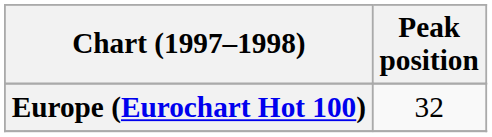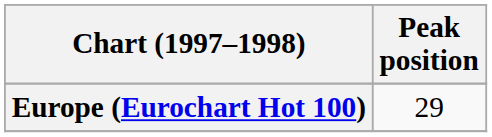(429, 107) 32 -> (429, 107) 29
